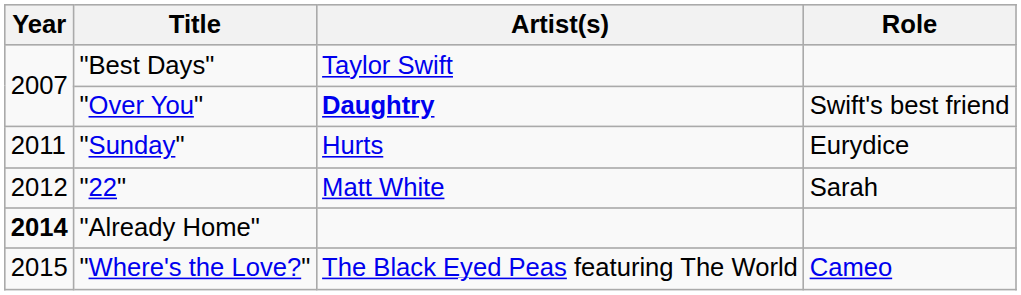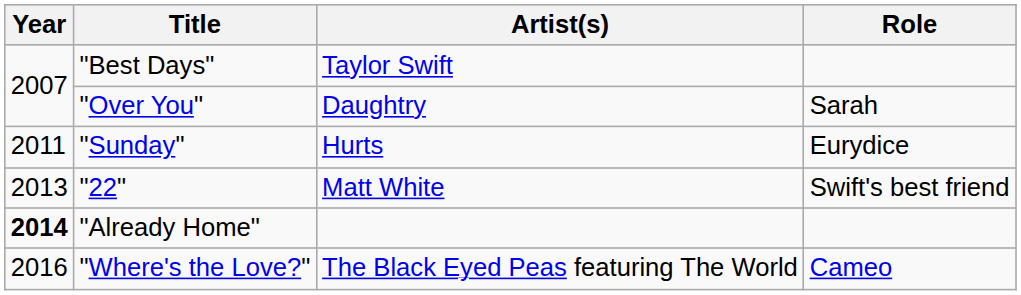(378, 106) bold -> (374, 106) normal
(910, 106) Swift's best friend -> (844, 106) Sarah
(39, 187) 2012 -> (39, 187) 2013
(844, 187) Sarah -> (910, 187) Swift's best friend
(39, 268) 2015 -> (39, 268) 2016
